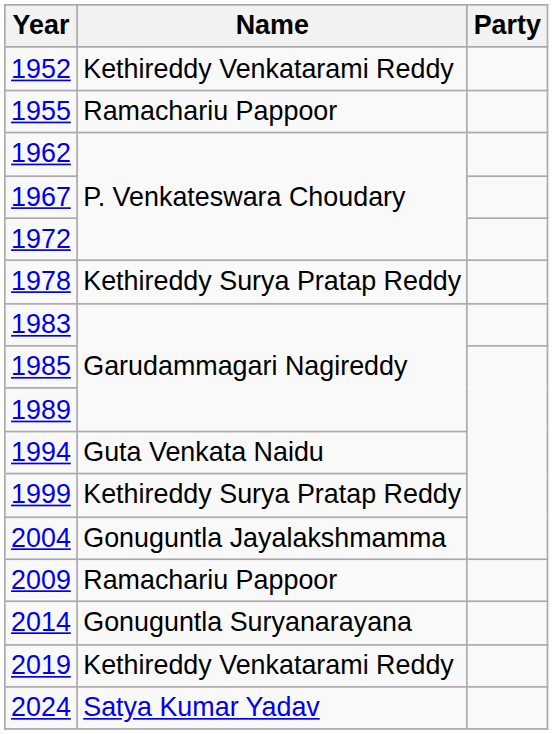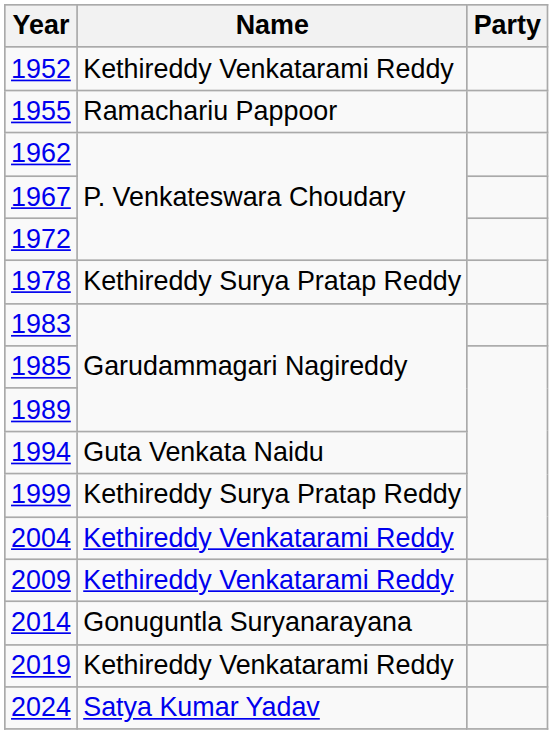(265, 537) Gonuguntla Jayalakshmamma -> (269, 537) Kethireddy Venkatarami Reddy
(210, 580) Ramachariu Pappoor -> (269, 580) Kethireddy Venkatarami Reddy
